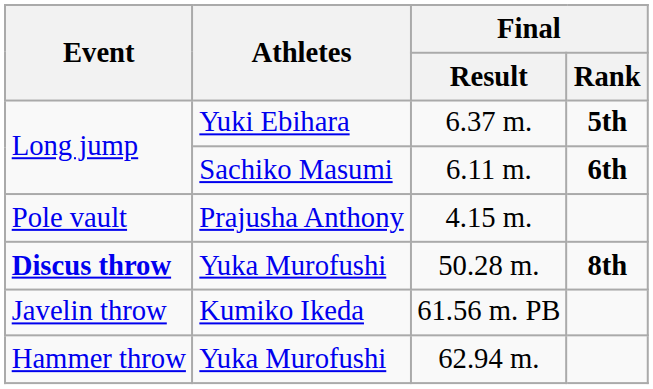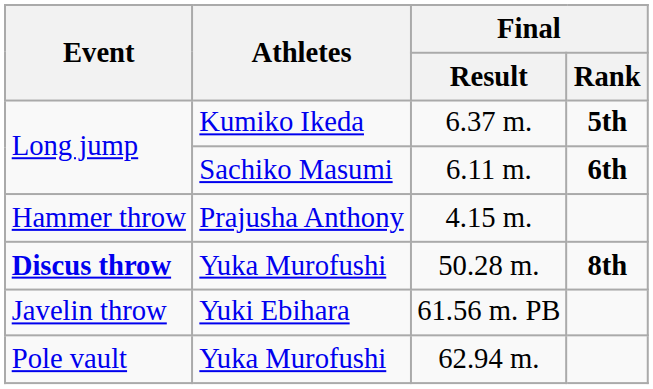(274, 123) Yuki Ebihara -> (282, 123) Kumiko Ikeda
(69, 217) Pole vault -> (99, 217) Hammer throw
(282, 312) Kumiko Ikeda -> (274, 312) Yuki Ebihara
(99, 359) Hammer throw -> (69, 359) Pole vault
